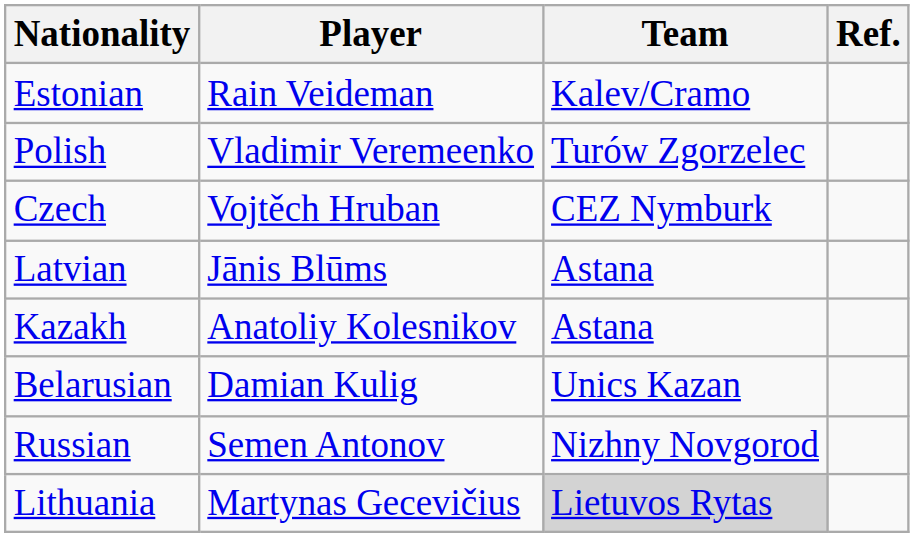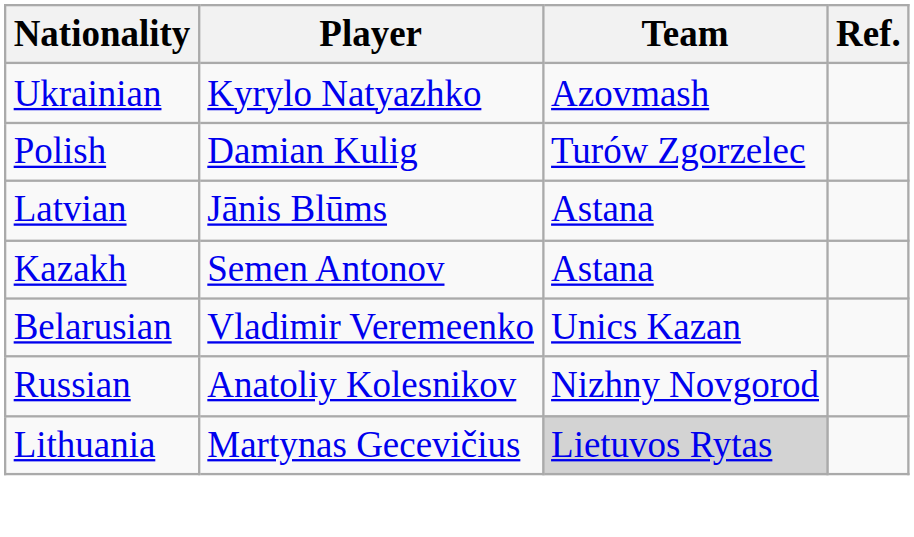+ row: (88, 92)
- row: (78, 92)
(371, 151) Vladimir Veremeenko -> (313, 151) Damian Kulig
- row: (60, 209)
(362, 326) Anatoliy Kolesnikov -> (326, 268) Semen Antonov
(313, 385) Damian Kulig -> (371, 326) Vladimir Veremeenko
(326, 444) Semen Antonov -> (362, 385) Anatoliy Kolesnikov
